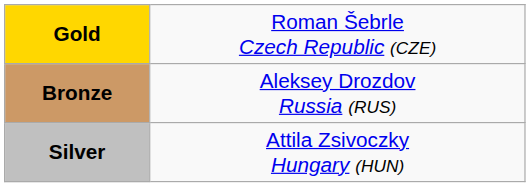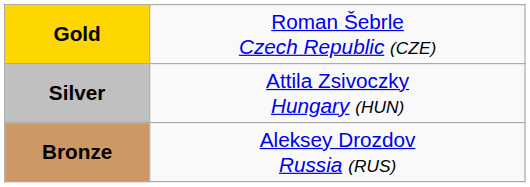rows swapped: (77, 151) <-> (77, 92)
